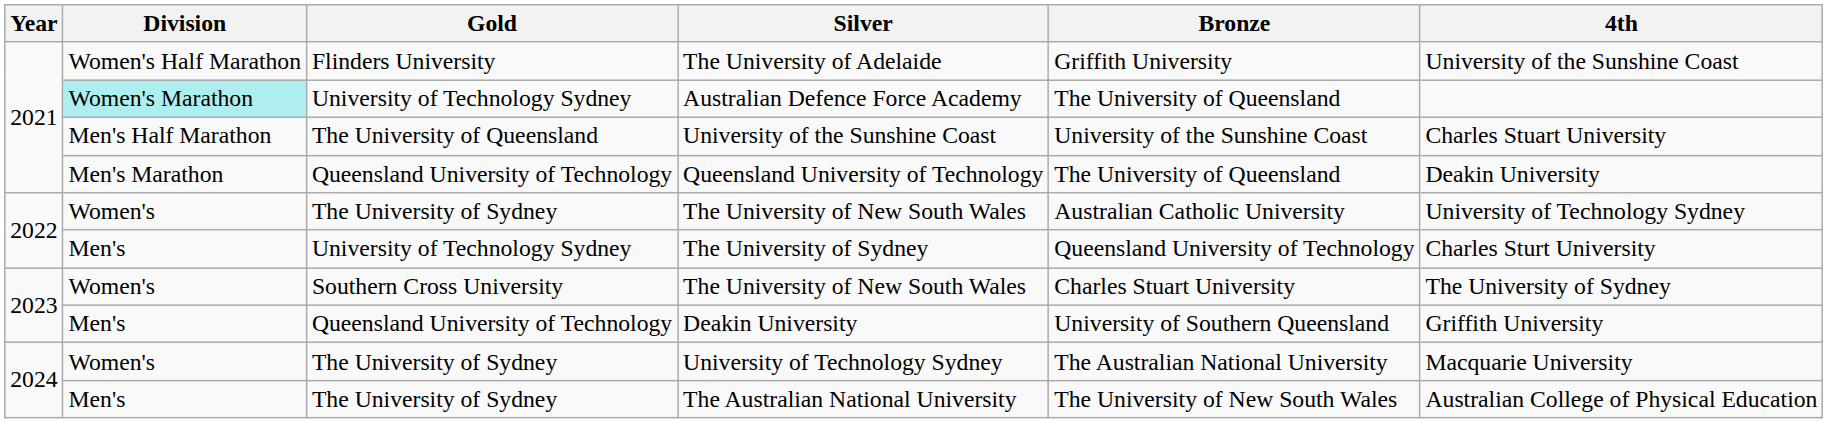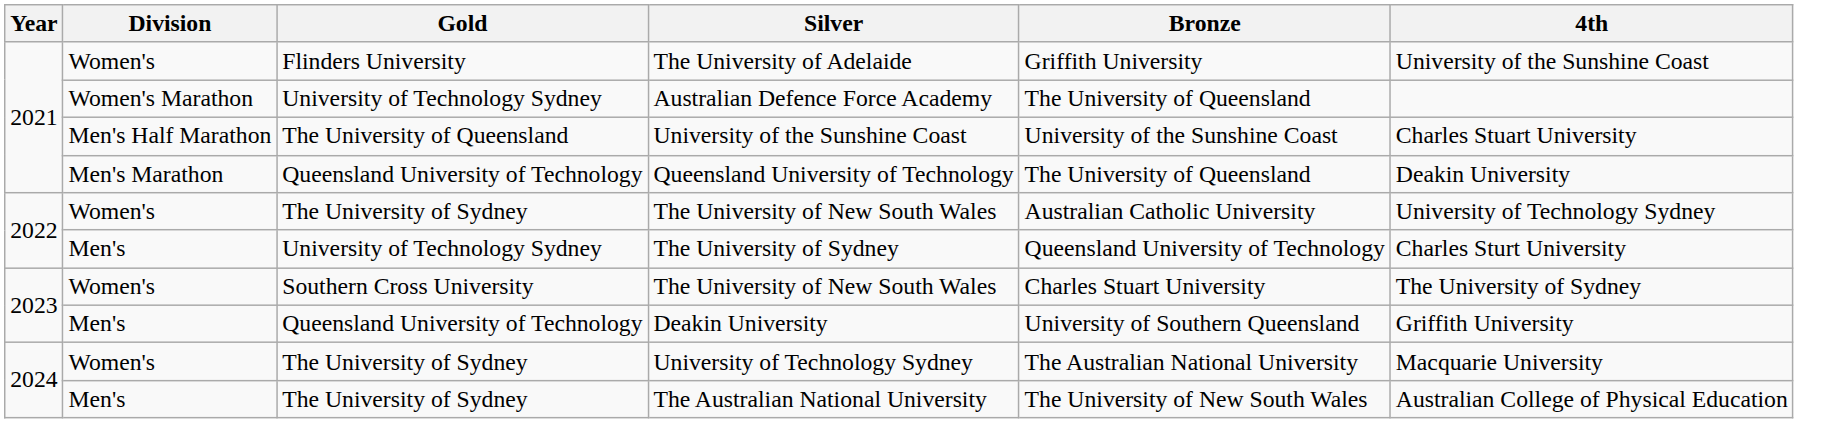(185, 60) Women's Half Marathon -> (112, 60) Women's
(161, 98) paleturquoise background -> (161, 98) no background
